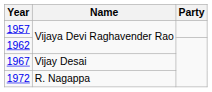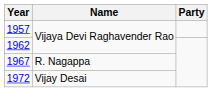(61, 62) Vijay Desai -> (62, 62) R. Nagappa
(62, 78) R. Nagappa -> (61, 78) Vijay Desai
